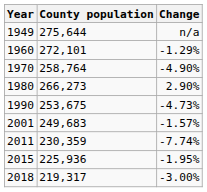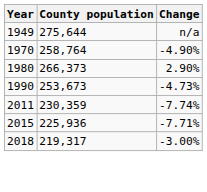- row: (21, 50)
(63, 86) 266,273 -> (63, 68) 266,373
(63, 105) 253,675 -> (63, 86) 253,673
- row: (21, 123)
(179, 159) -1.95% -> (179, 123) -7.71%
